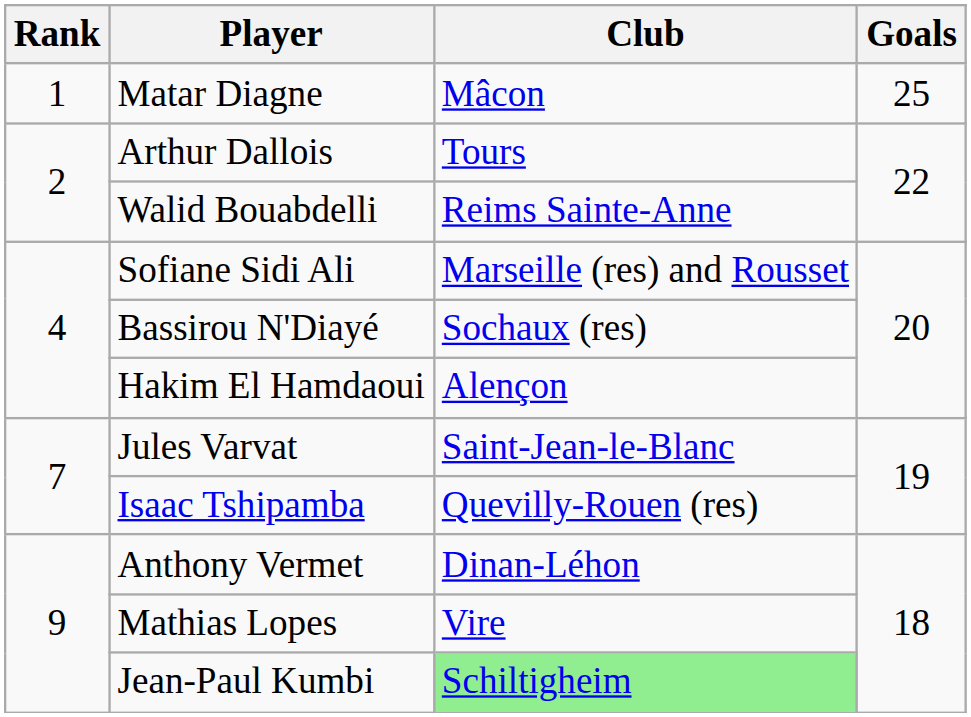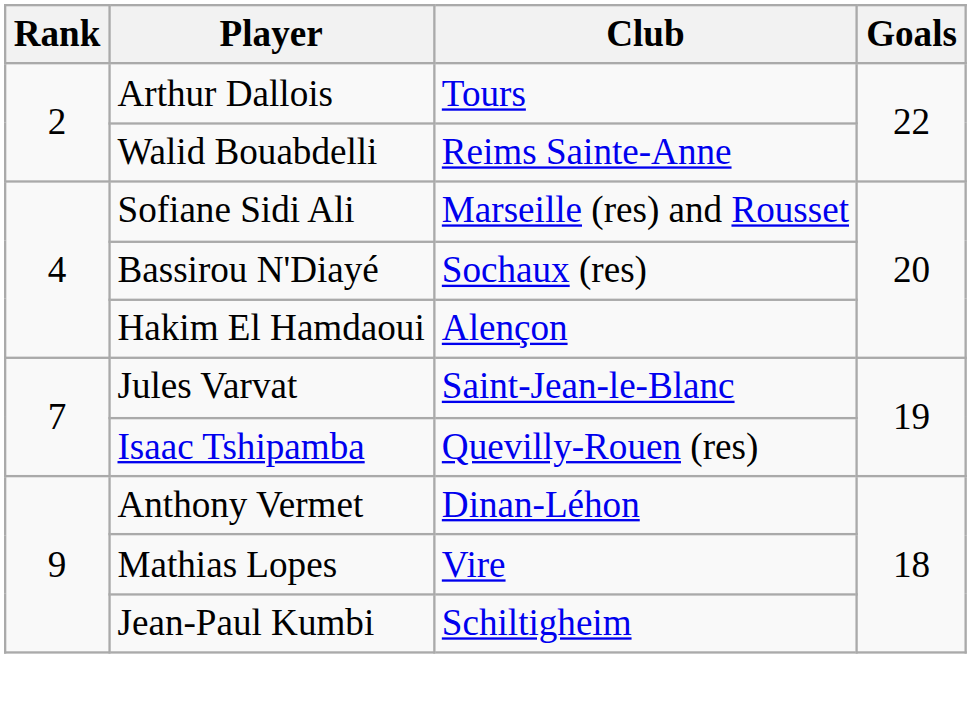- row: (220, 92)
(537, 681) lightgreen background -> (537, 622) no background
